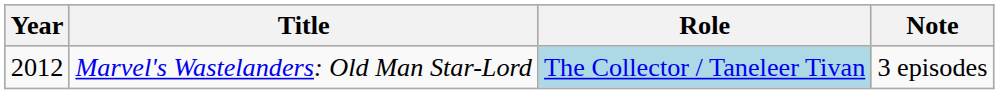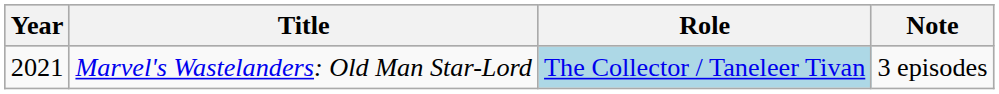(37, 66) 2012 -> (37, 66) 2021
